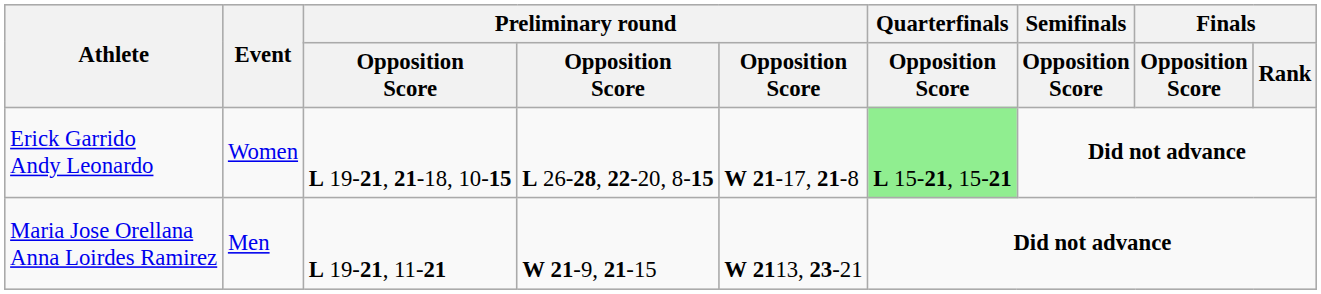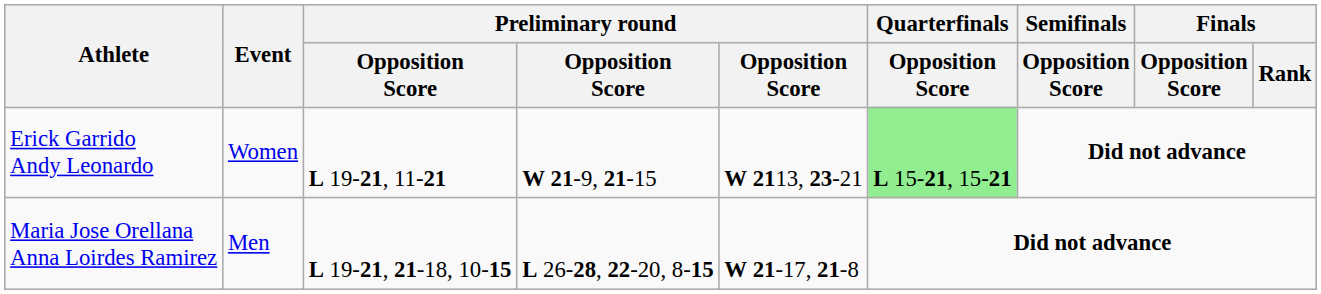(410, 179) L 19-21, 21-18, 10-15 -> (377, 179) L 19-21, 11-21
(618, 179) L 26-28, 22-20, 8-15 -> (589, 179) W 21-9, 21-15
(791, 179) W 21-17, 21-8 -> (793, 179) W 2113, 23-21
(377, 270) L 19-21, 11-21 -> (410, 270) L 19-21, 21-18, 10-15
(589, 270) W 21-9, 21-15 -> (618, 270) L 26-28, 22-20, 8-15
(793, 270) W 2113, 23-21 -> (791, 270) W 21-17, 21-8
